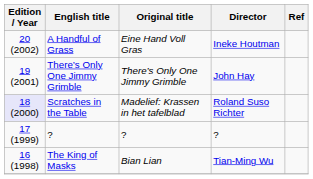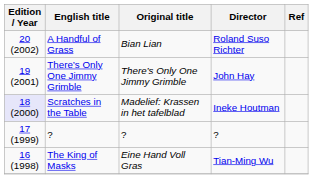(153, 44) Eine Hand Voll Gras -> (141, 44) Bian Lian
(246, 44) Ineke Houtman -> (241, 44) Roland Suso Richter
(241, 108) Roland Suso Richter -> (246, 108) Ineke Houtman
(141, 161) Bian Lian -> (153, 161) Eine Hand Voll Gras
